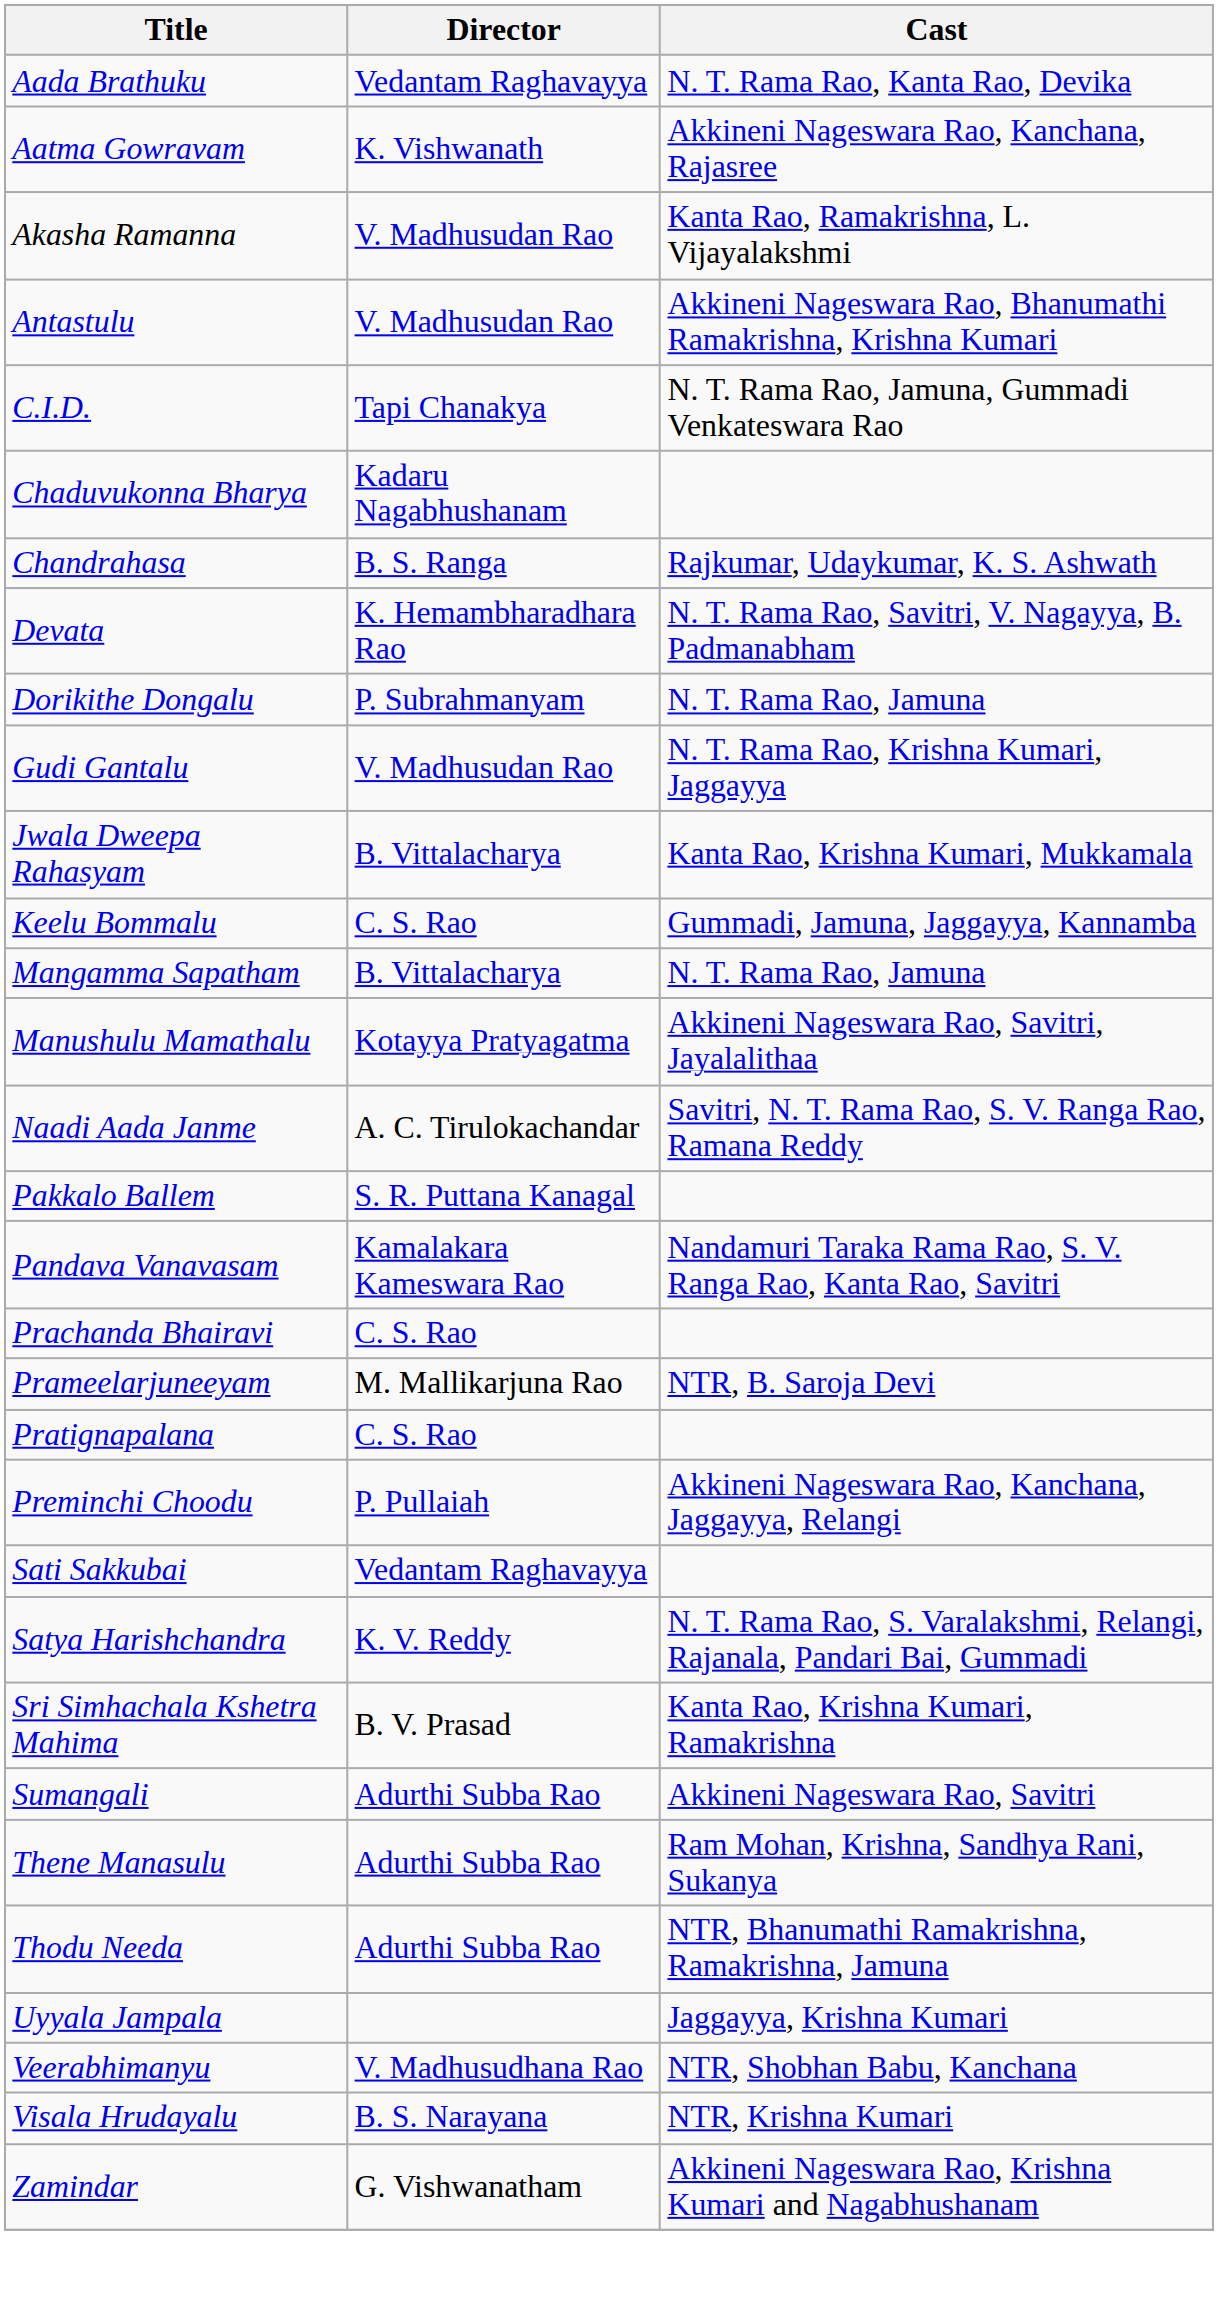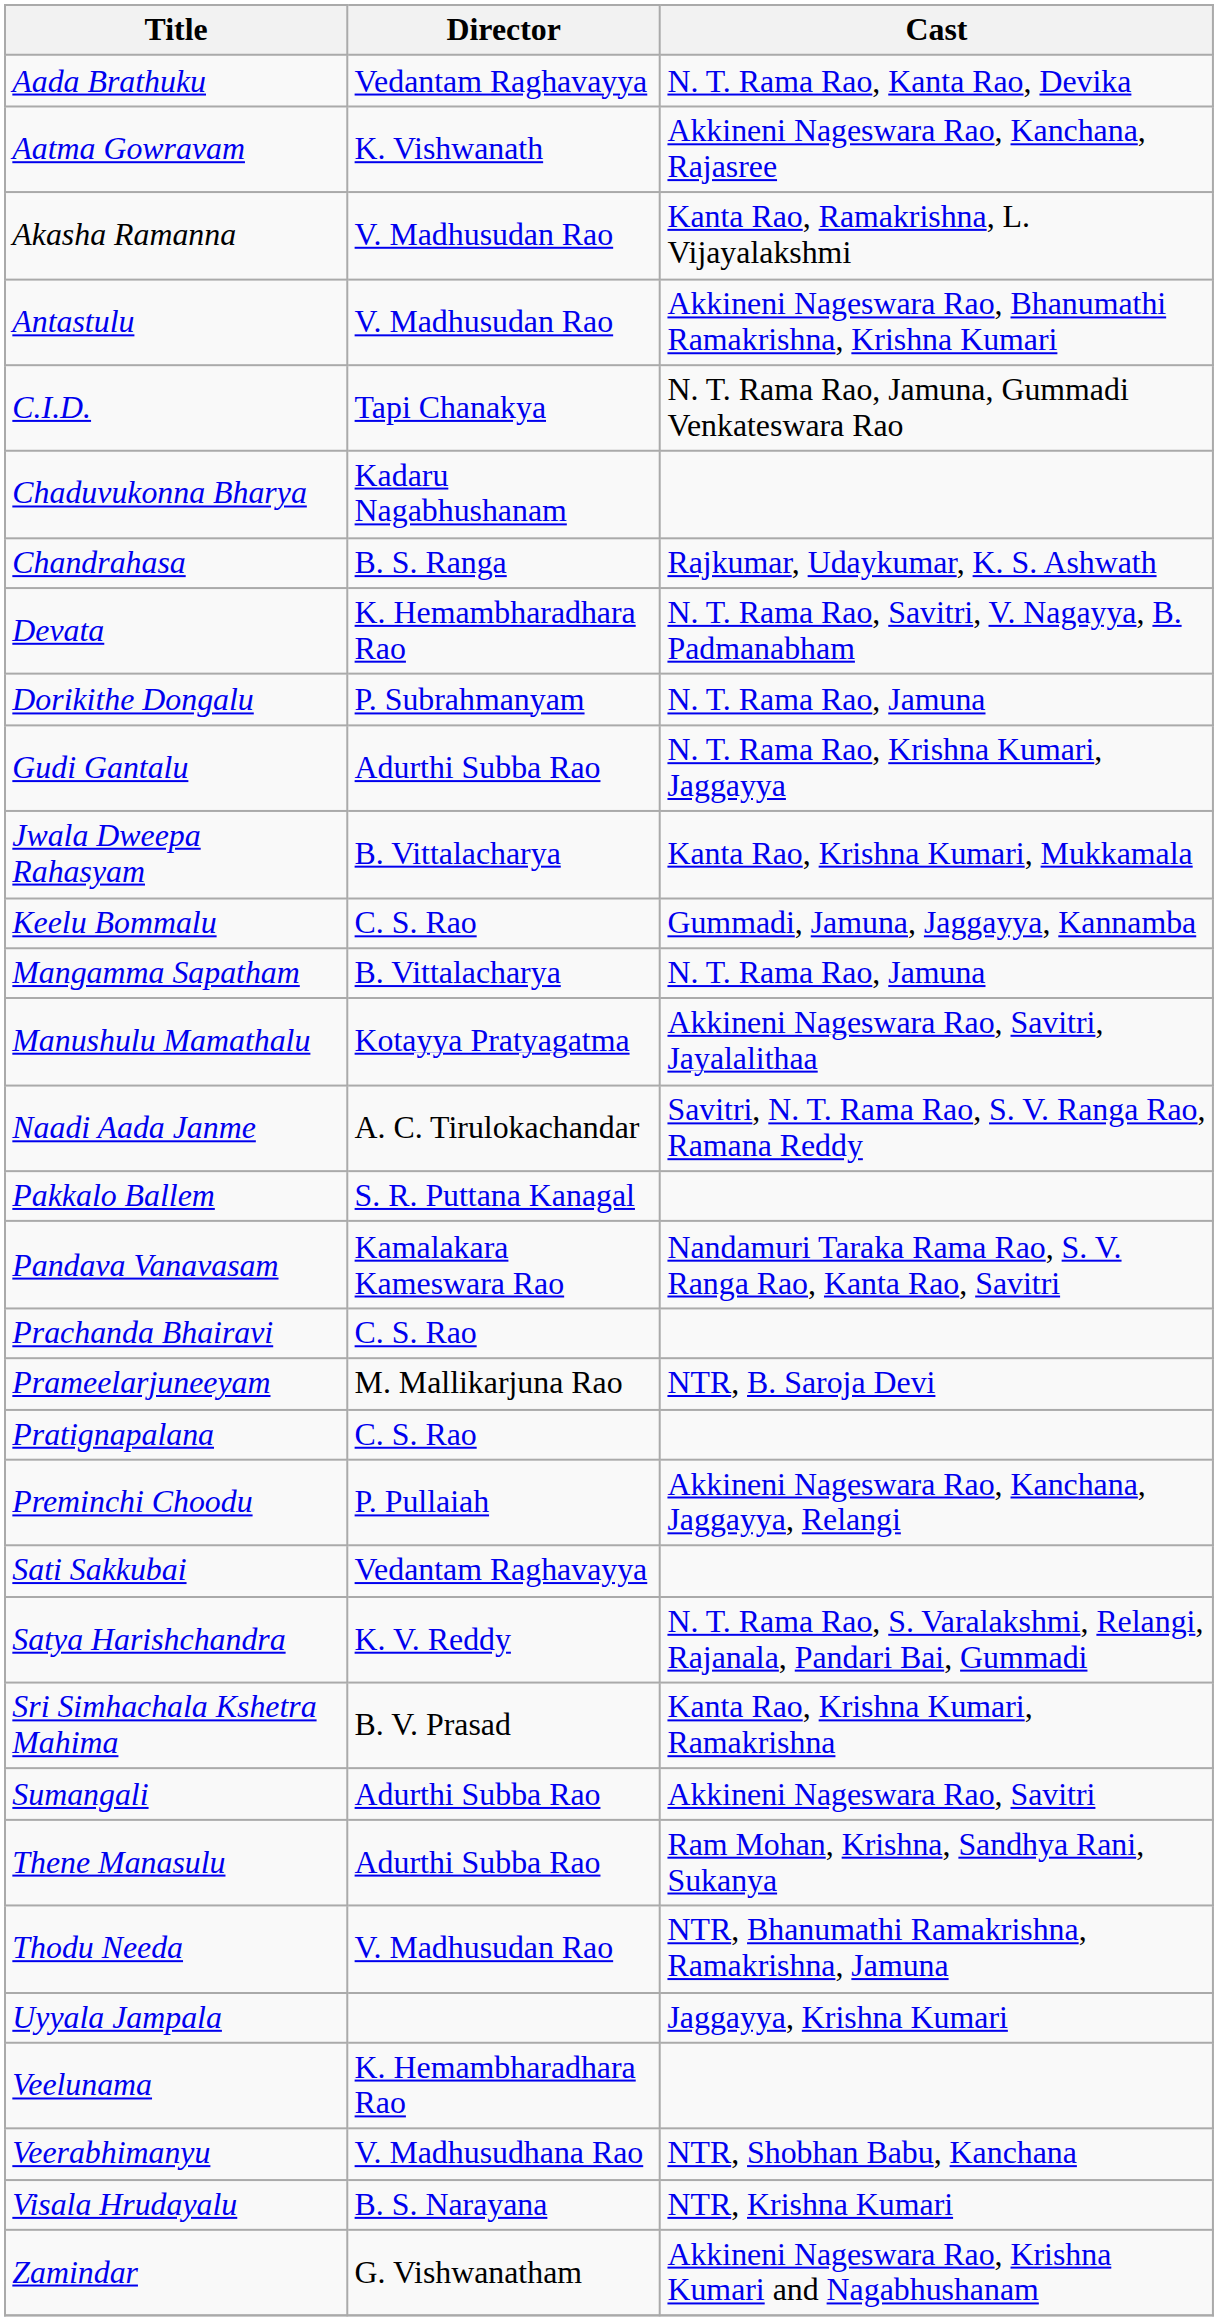(484, 767) V. Madhusudan Rao -> (478, 767) Adurthi Subba Rao
(478, 1948) Adurthi Subba Rao -> (484, 1948) V. Madhusudan Rao
+ row: (82, 2085)
